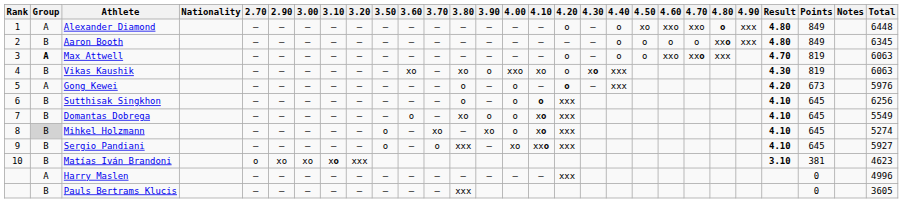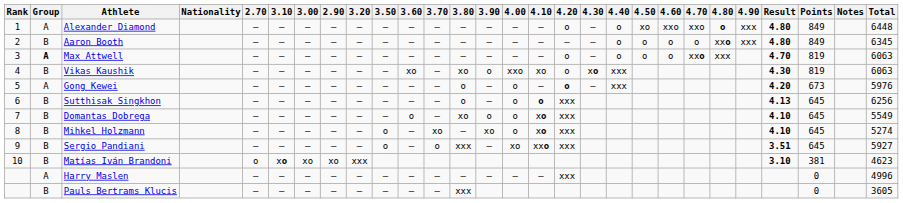columns swapped: (282, 12) <-> (334, 12)
(671, 57) xxo -> (671, 57) o
(780, 101) 4.10 -> (780, 101) 4.13
(46, 131) lightgrey background -> (46, 131) no background
(780, 146) 4.10 -> (780, 146) 3.51
